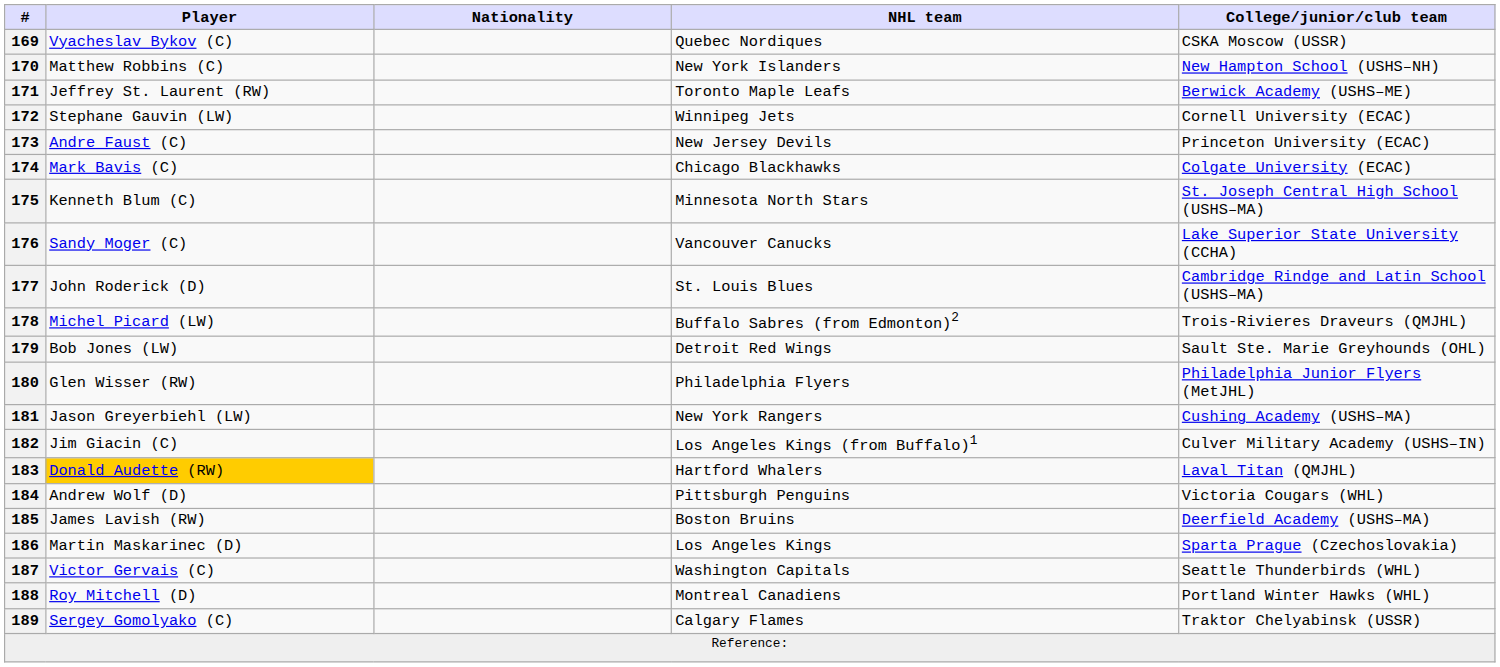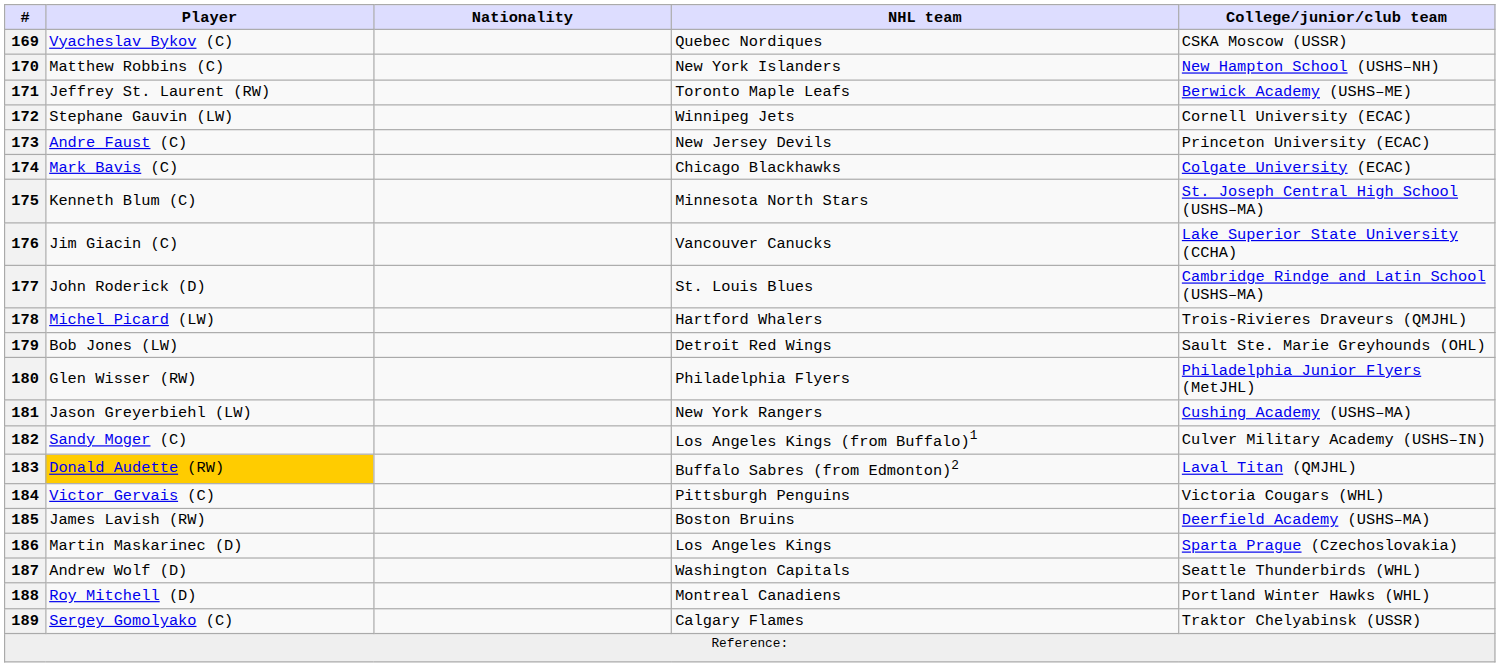(118, 244) Sandy Moger (C) -> (114, 244) Jim Giacin (C)
(817, 322) Buffalo Sabres (from Edmonton)2 -> (749, 320) Hartford Whalers
(114, 444) Jim Giacin (C) -> (118, 440) Sandy Moger (C)
(749, 471) Hartford Whalers -> (817, 469) Buffalo Sabres (from Edmonton)2
(118, 496) Andrew Wolf (D) -> (132, 496) Victor Gervais (C)
(132, 571) Victor Gervais (C) -> (118, 571) Andrew Wolf (D)
